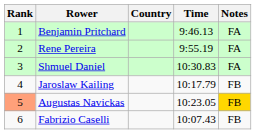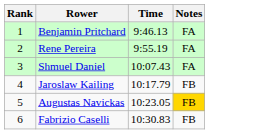- column: (151, 13)
(196, 66) 10:30.83 -> (151, 66) 10:07.43
(20, 102) lightsalmon background -> (20, 102) no background
(196, 119) 10:07.43 -> (151, 119) 10:30.83
